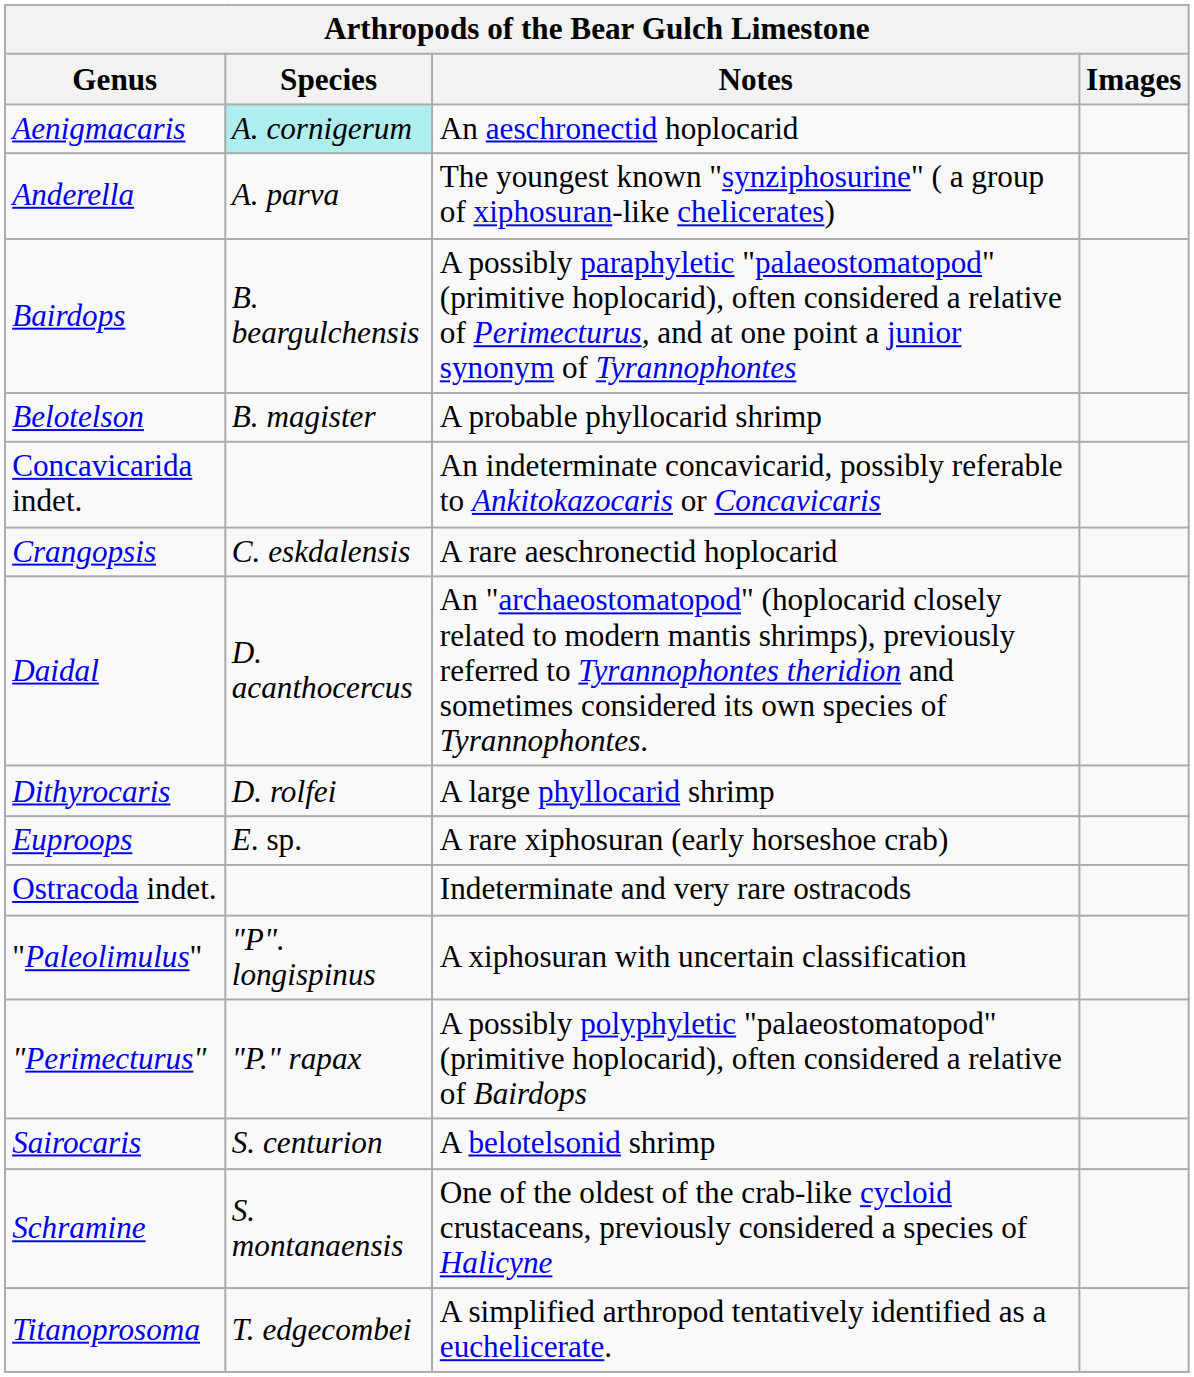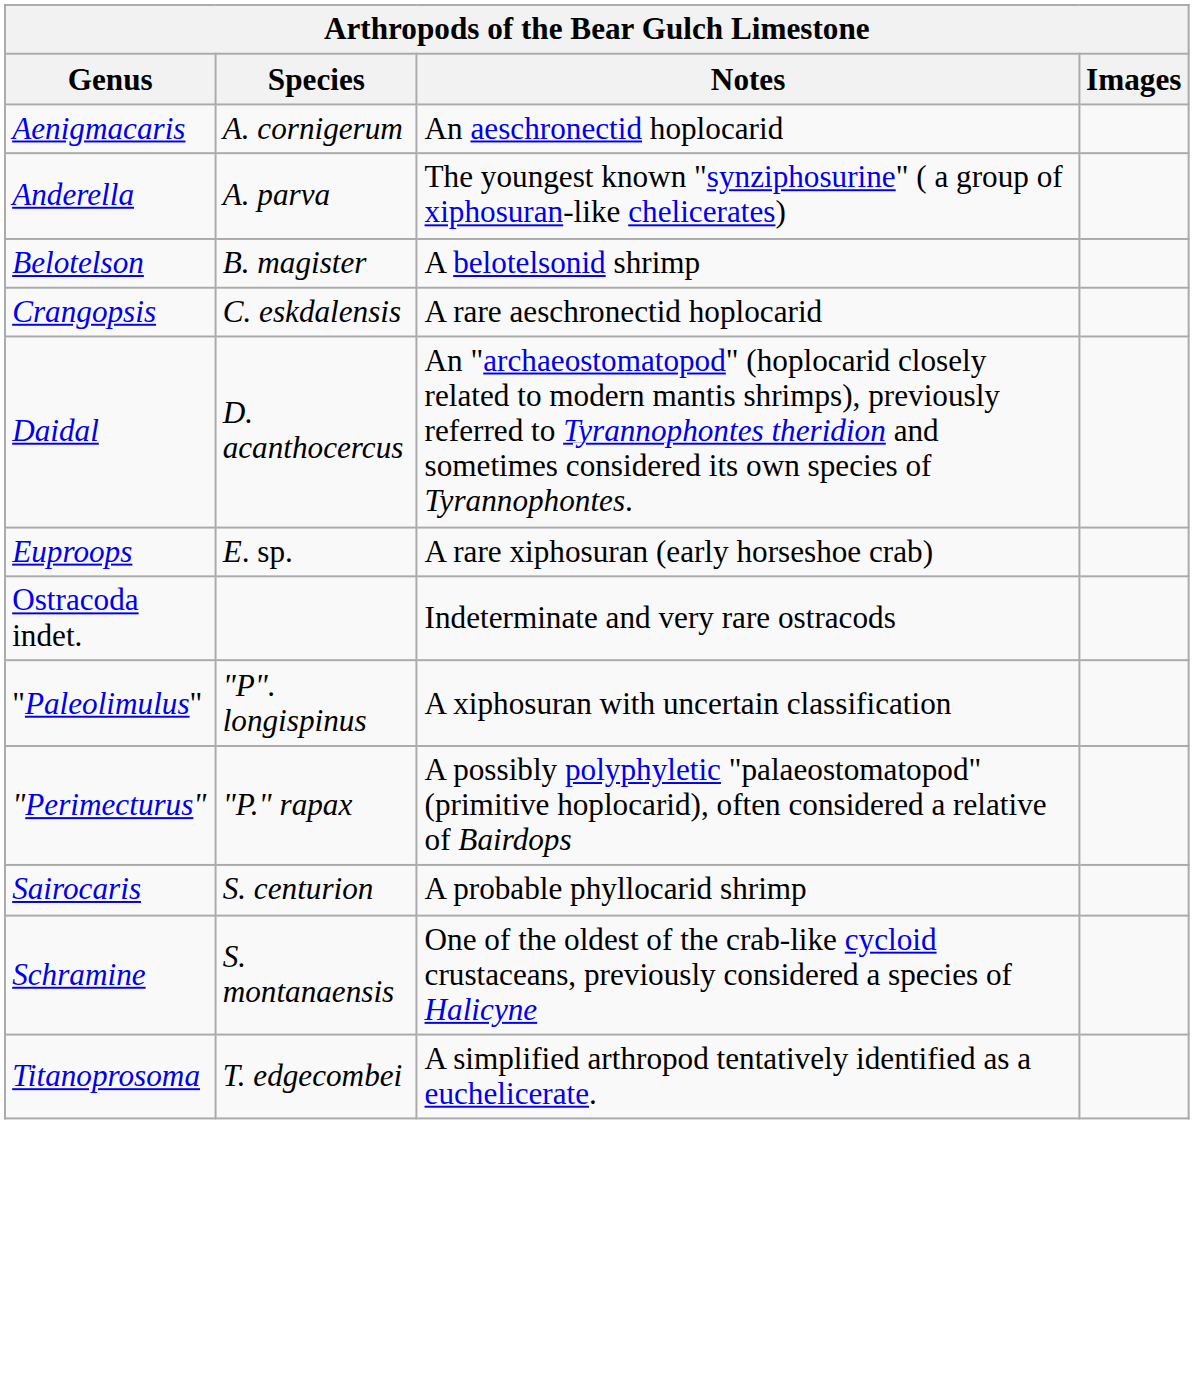(322, 128) paleturquoise background -> (313, 128) no background
- row: (69, 314)
(631, 417) A probable phyllocarid shrimp -> (562, 262) A belotelsonid shrimp
- row: (102, 484)
- row: (91, 790)
(578, 1143) A belotelsonid shrimp -> (616, 889) A probable phyllocarid shrimp
